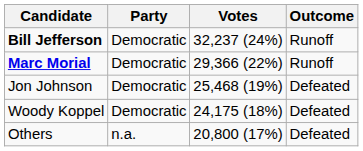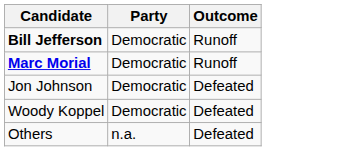- column: (238, 16)
